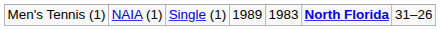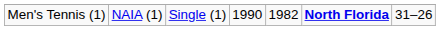(247, 15) 1989 -> (247, 15) 1990
(283, 15) 1983 -> (283, 15) 1982
